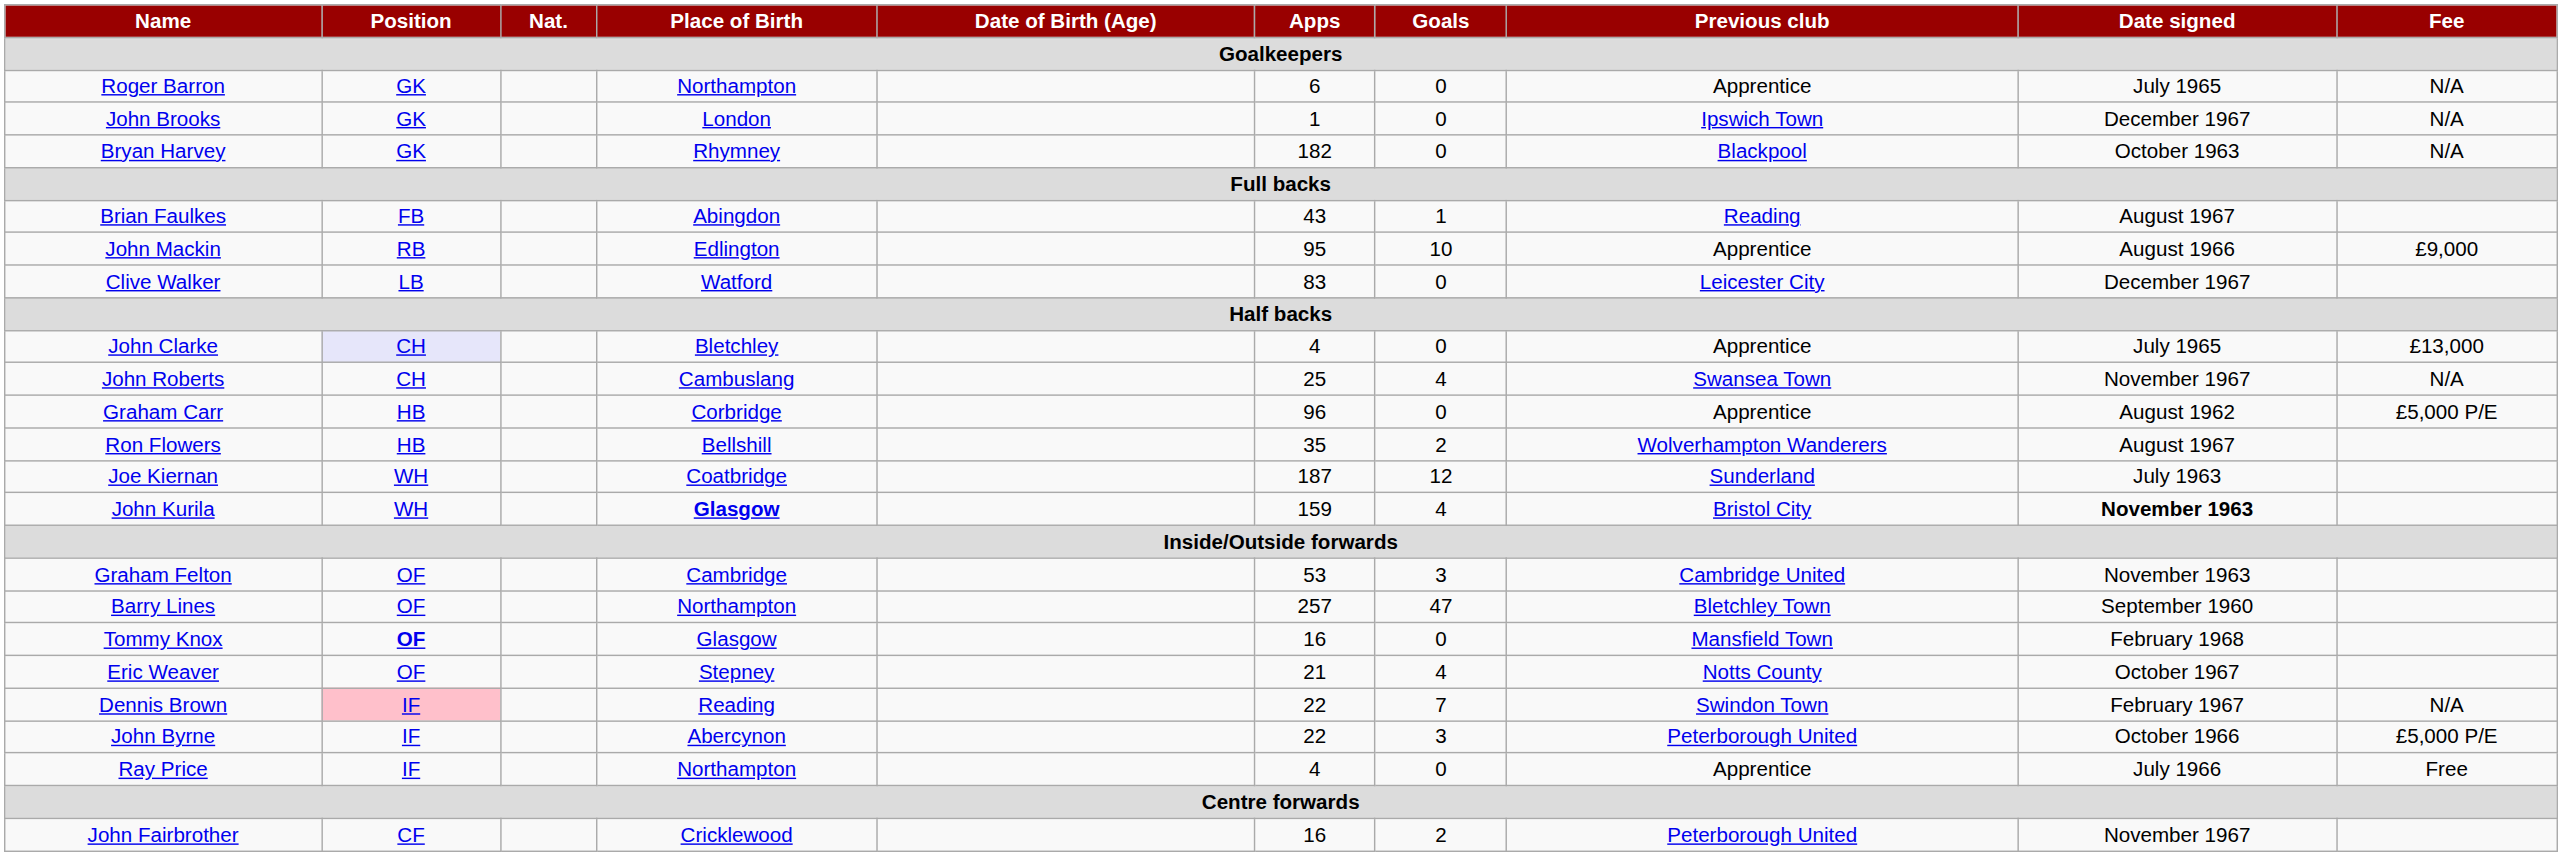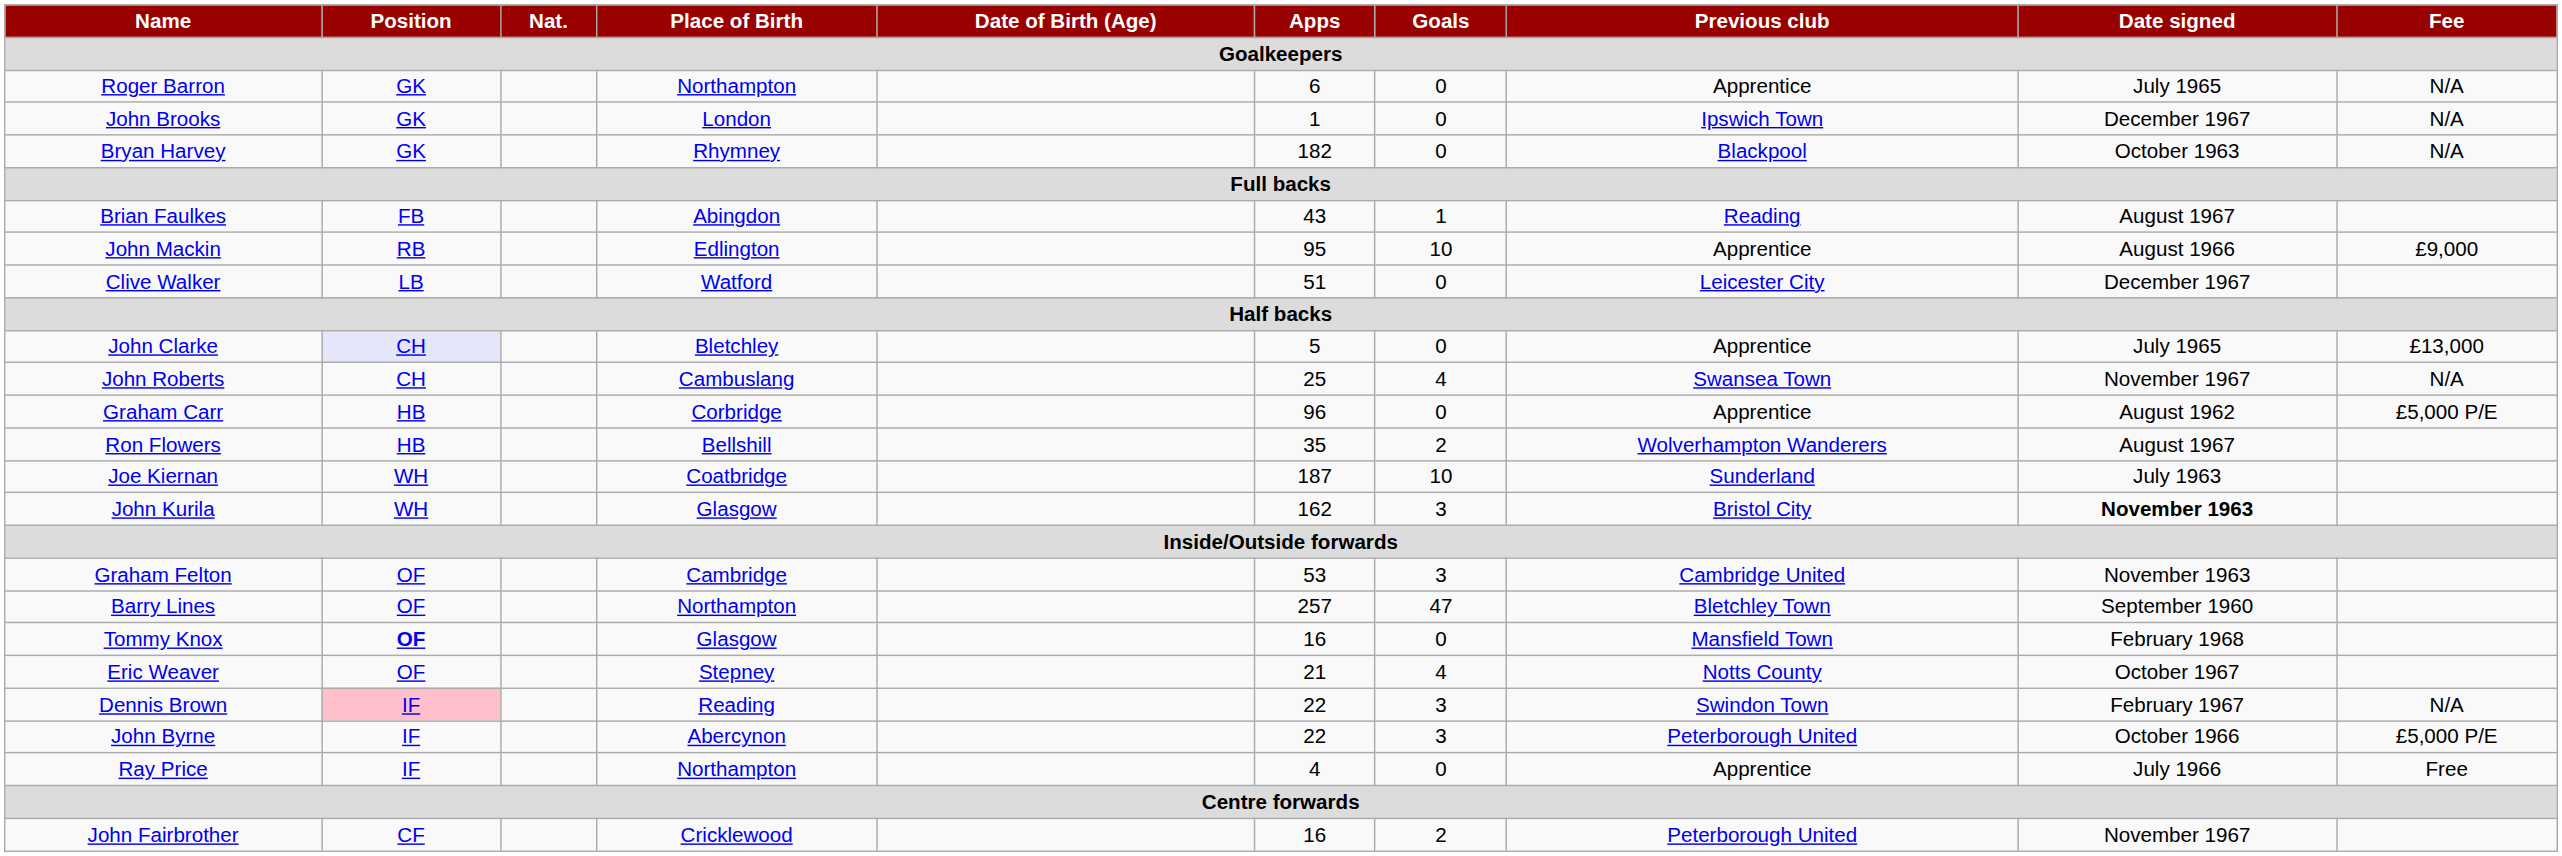(1315, 282) 83 -> (1315, 282) 51
(1315, 347) 4 -> (1315, 347) 5
(1441, 477) 12 -> (1441, 477) 10
(737, 509) bold -> (737, 509) normal
(1315, 509) 159 -> (1315, 509) 162
(1441, 509) 4 -> (1441, 509) 3
(1441, 705) 7 -> (1441, 705) 3
